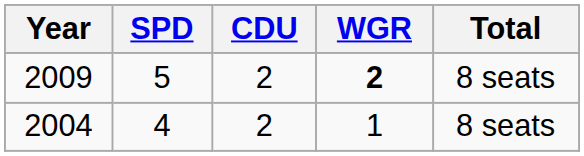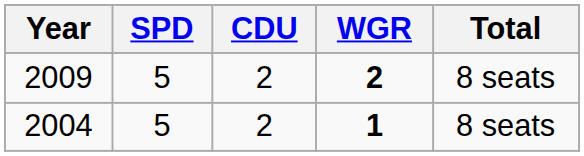(162, 126) 4 -> (162, 126) 5
(374, 126) normal -> (374, 126) bold
